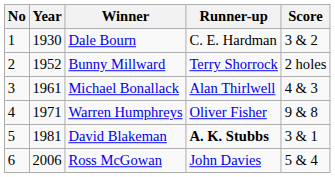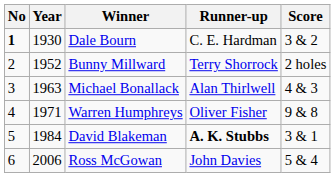(12, 40) normal -> (12, 40) bold
(47, 88) 1961 -> (47, 88) 1963
(47, 137) 1981 -> (47, 137) 1984
